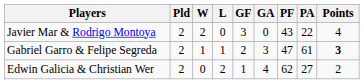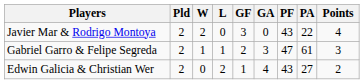(338, 50) bold -> (338, 50) normal
(287, 69) 62 -> (287, 69) 43
